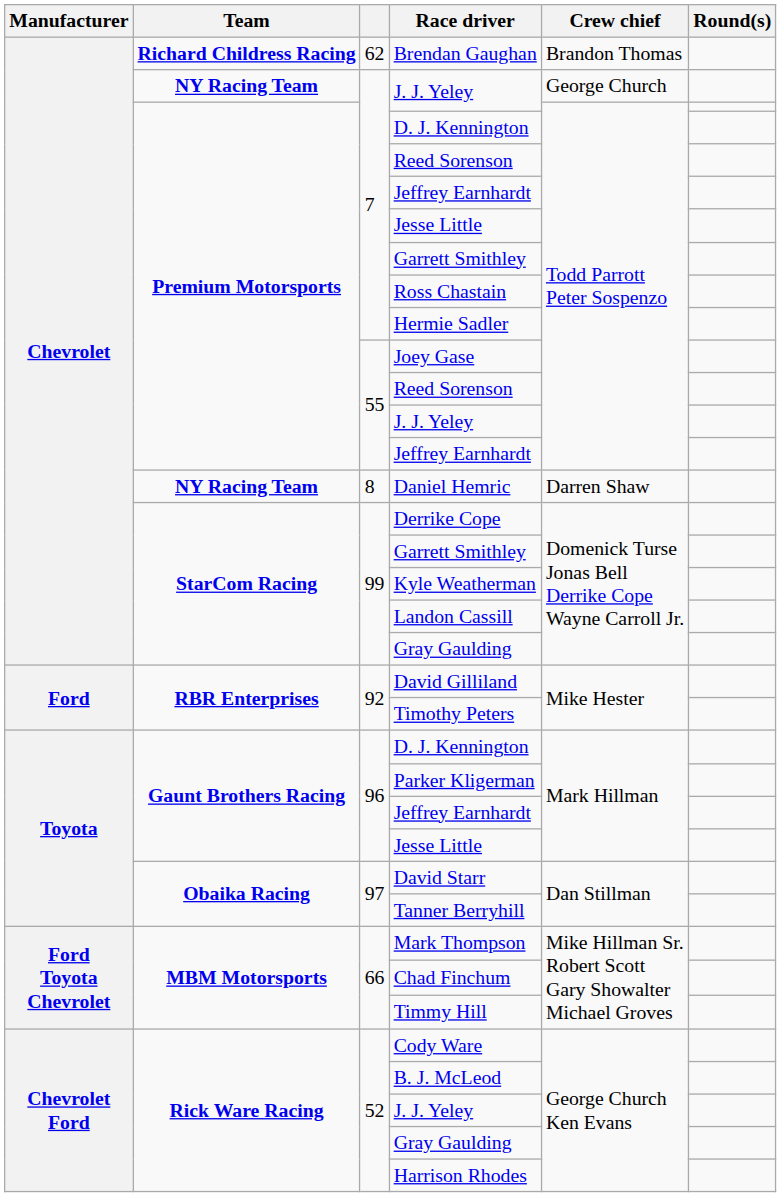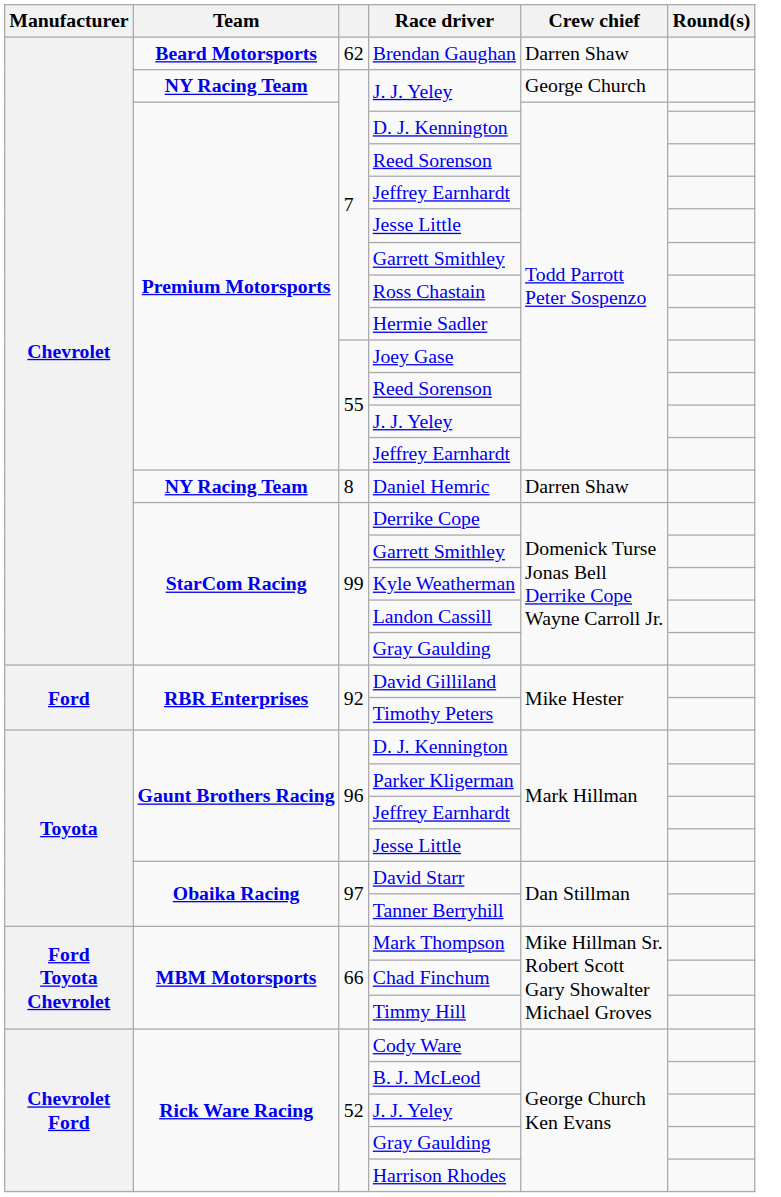(247, 53) Richard Childress Racing -> (236, 53) Beard Motorsports
(614, 53) Brandon Thomas -> (577, 53) Darren Shaw
